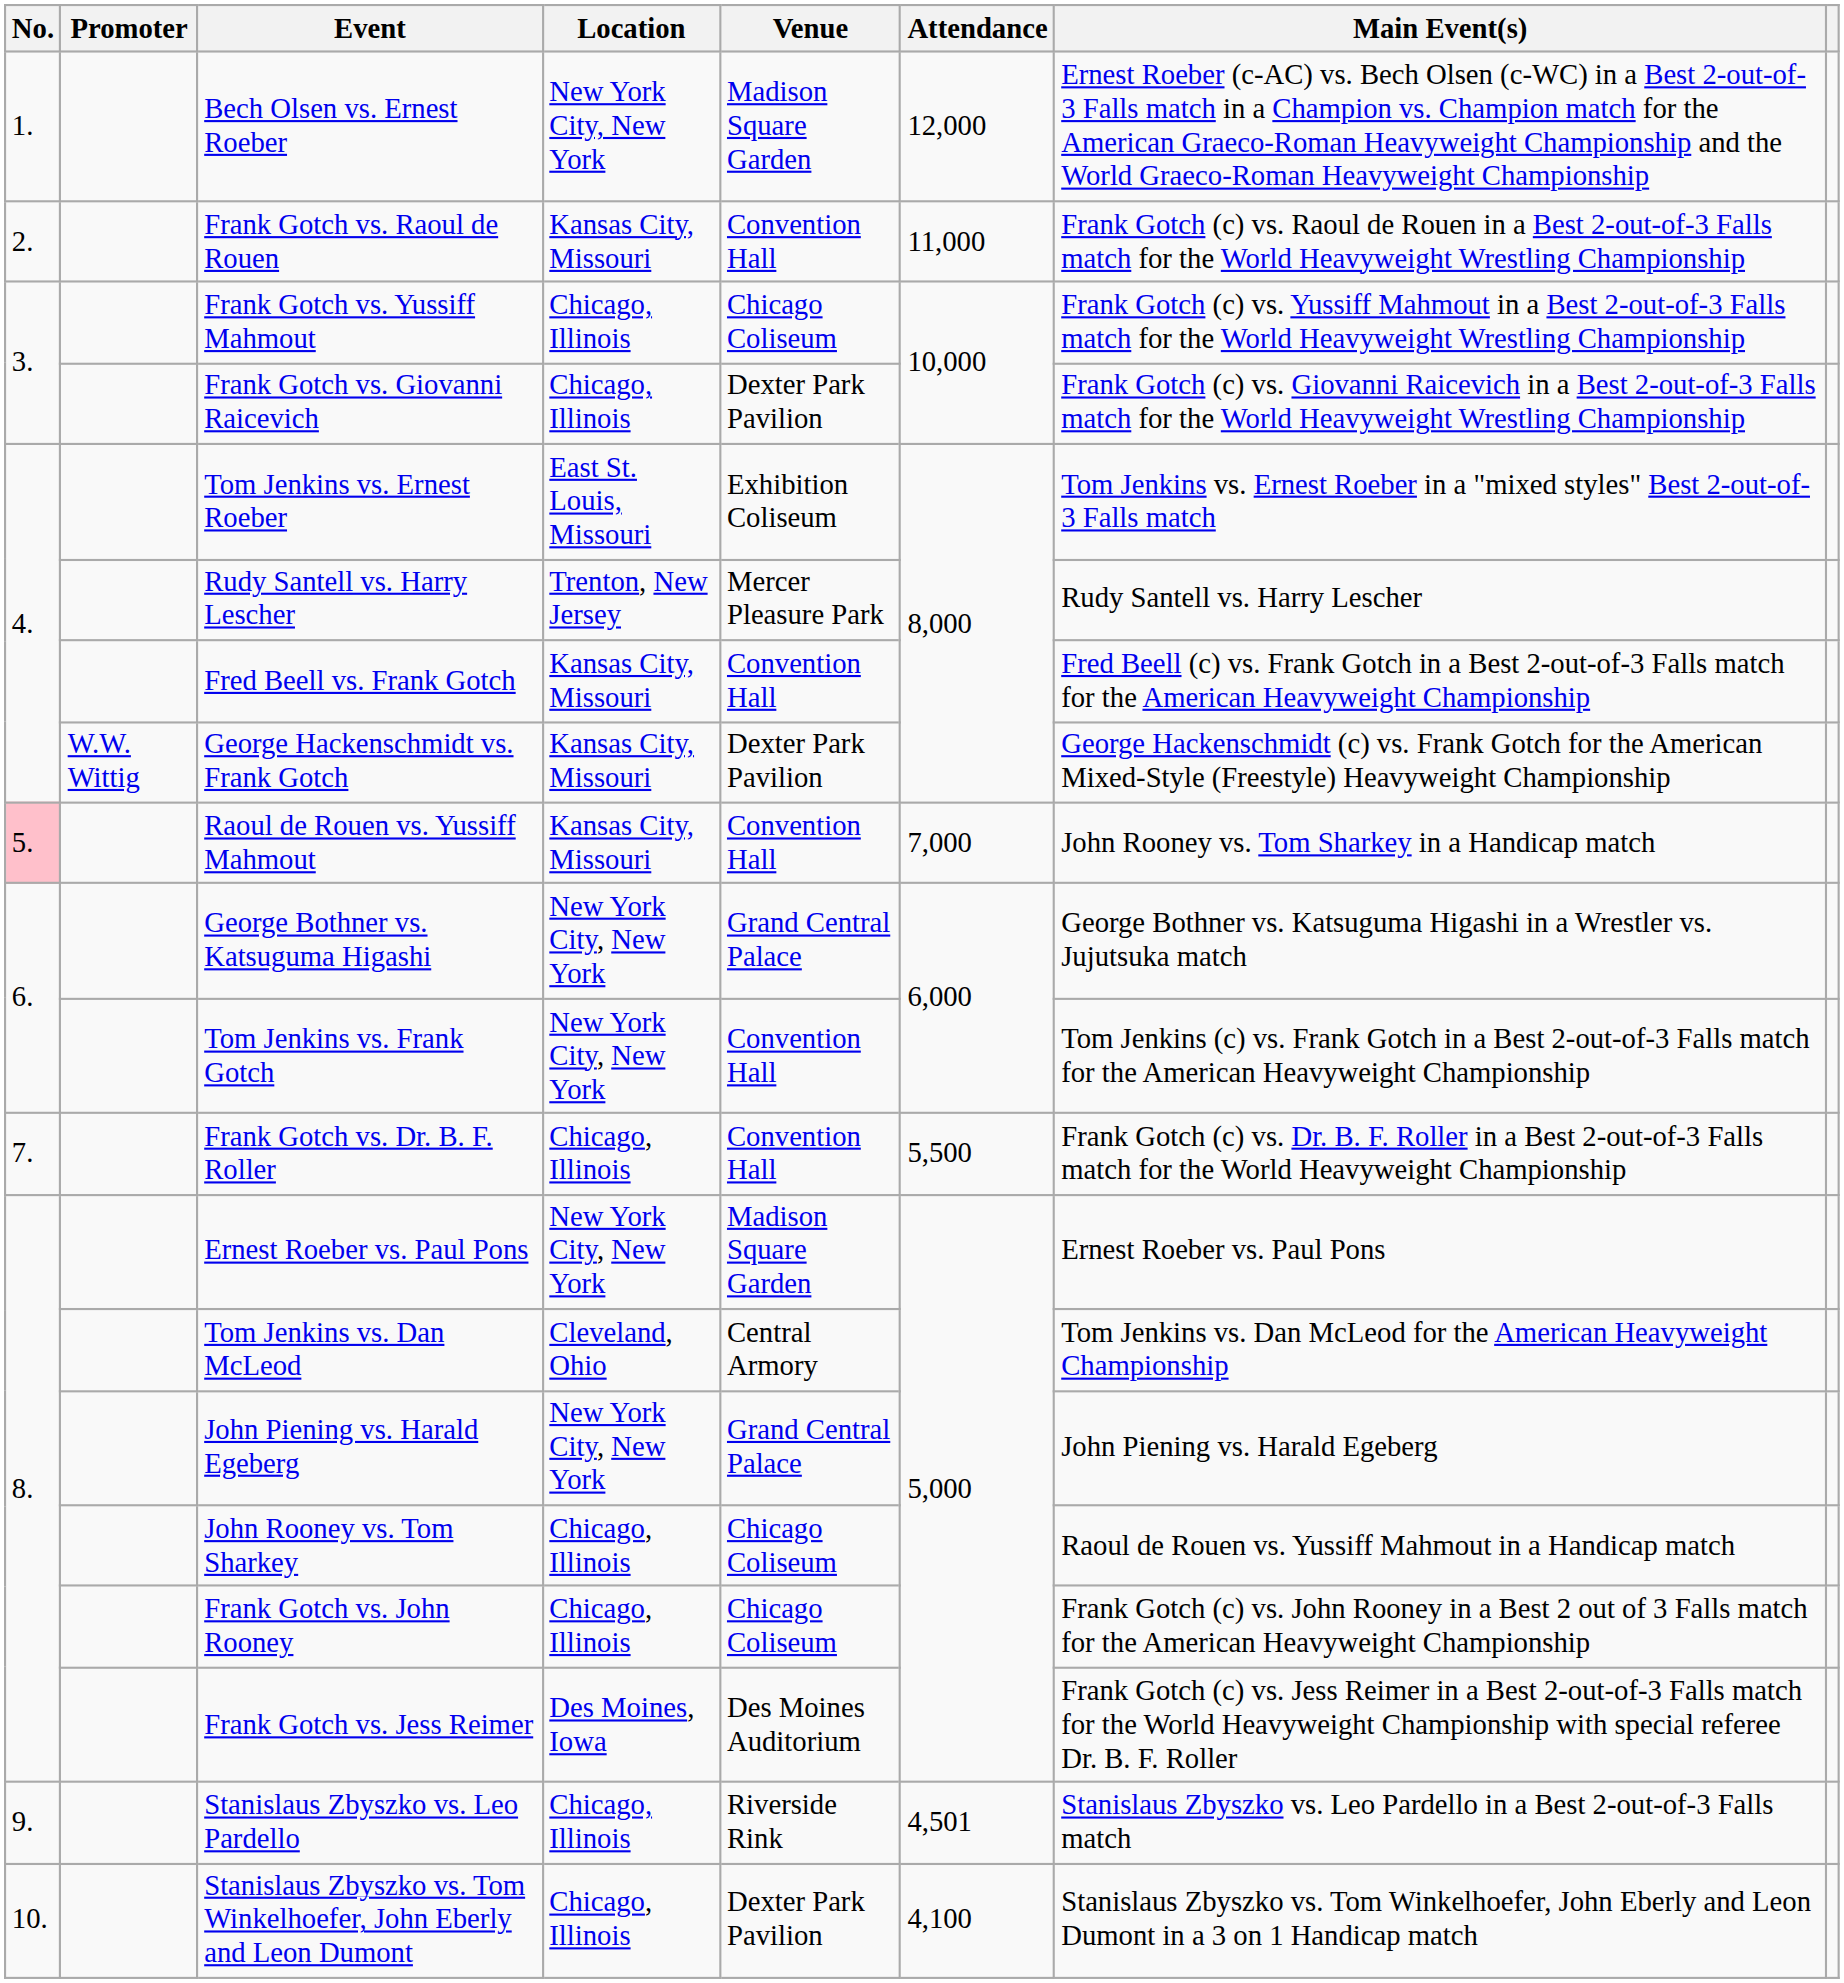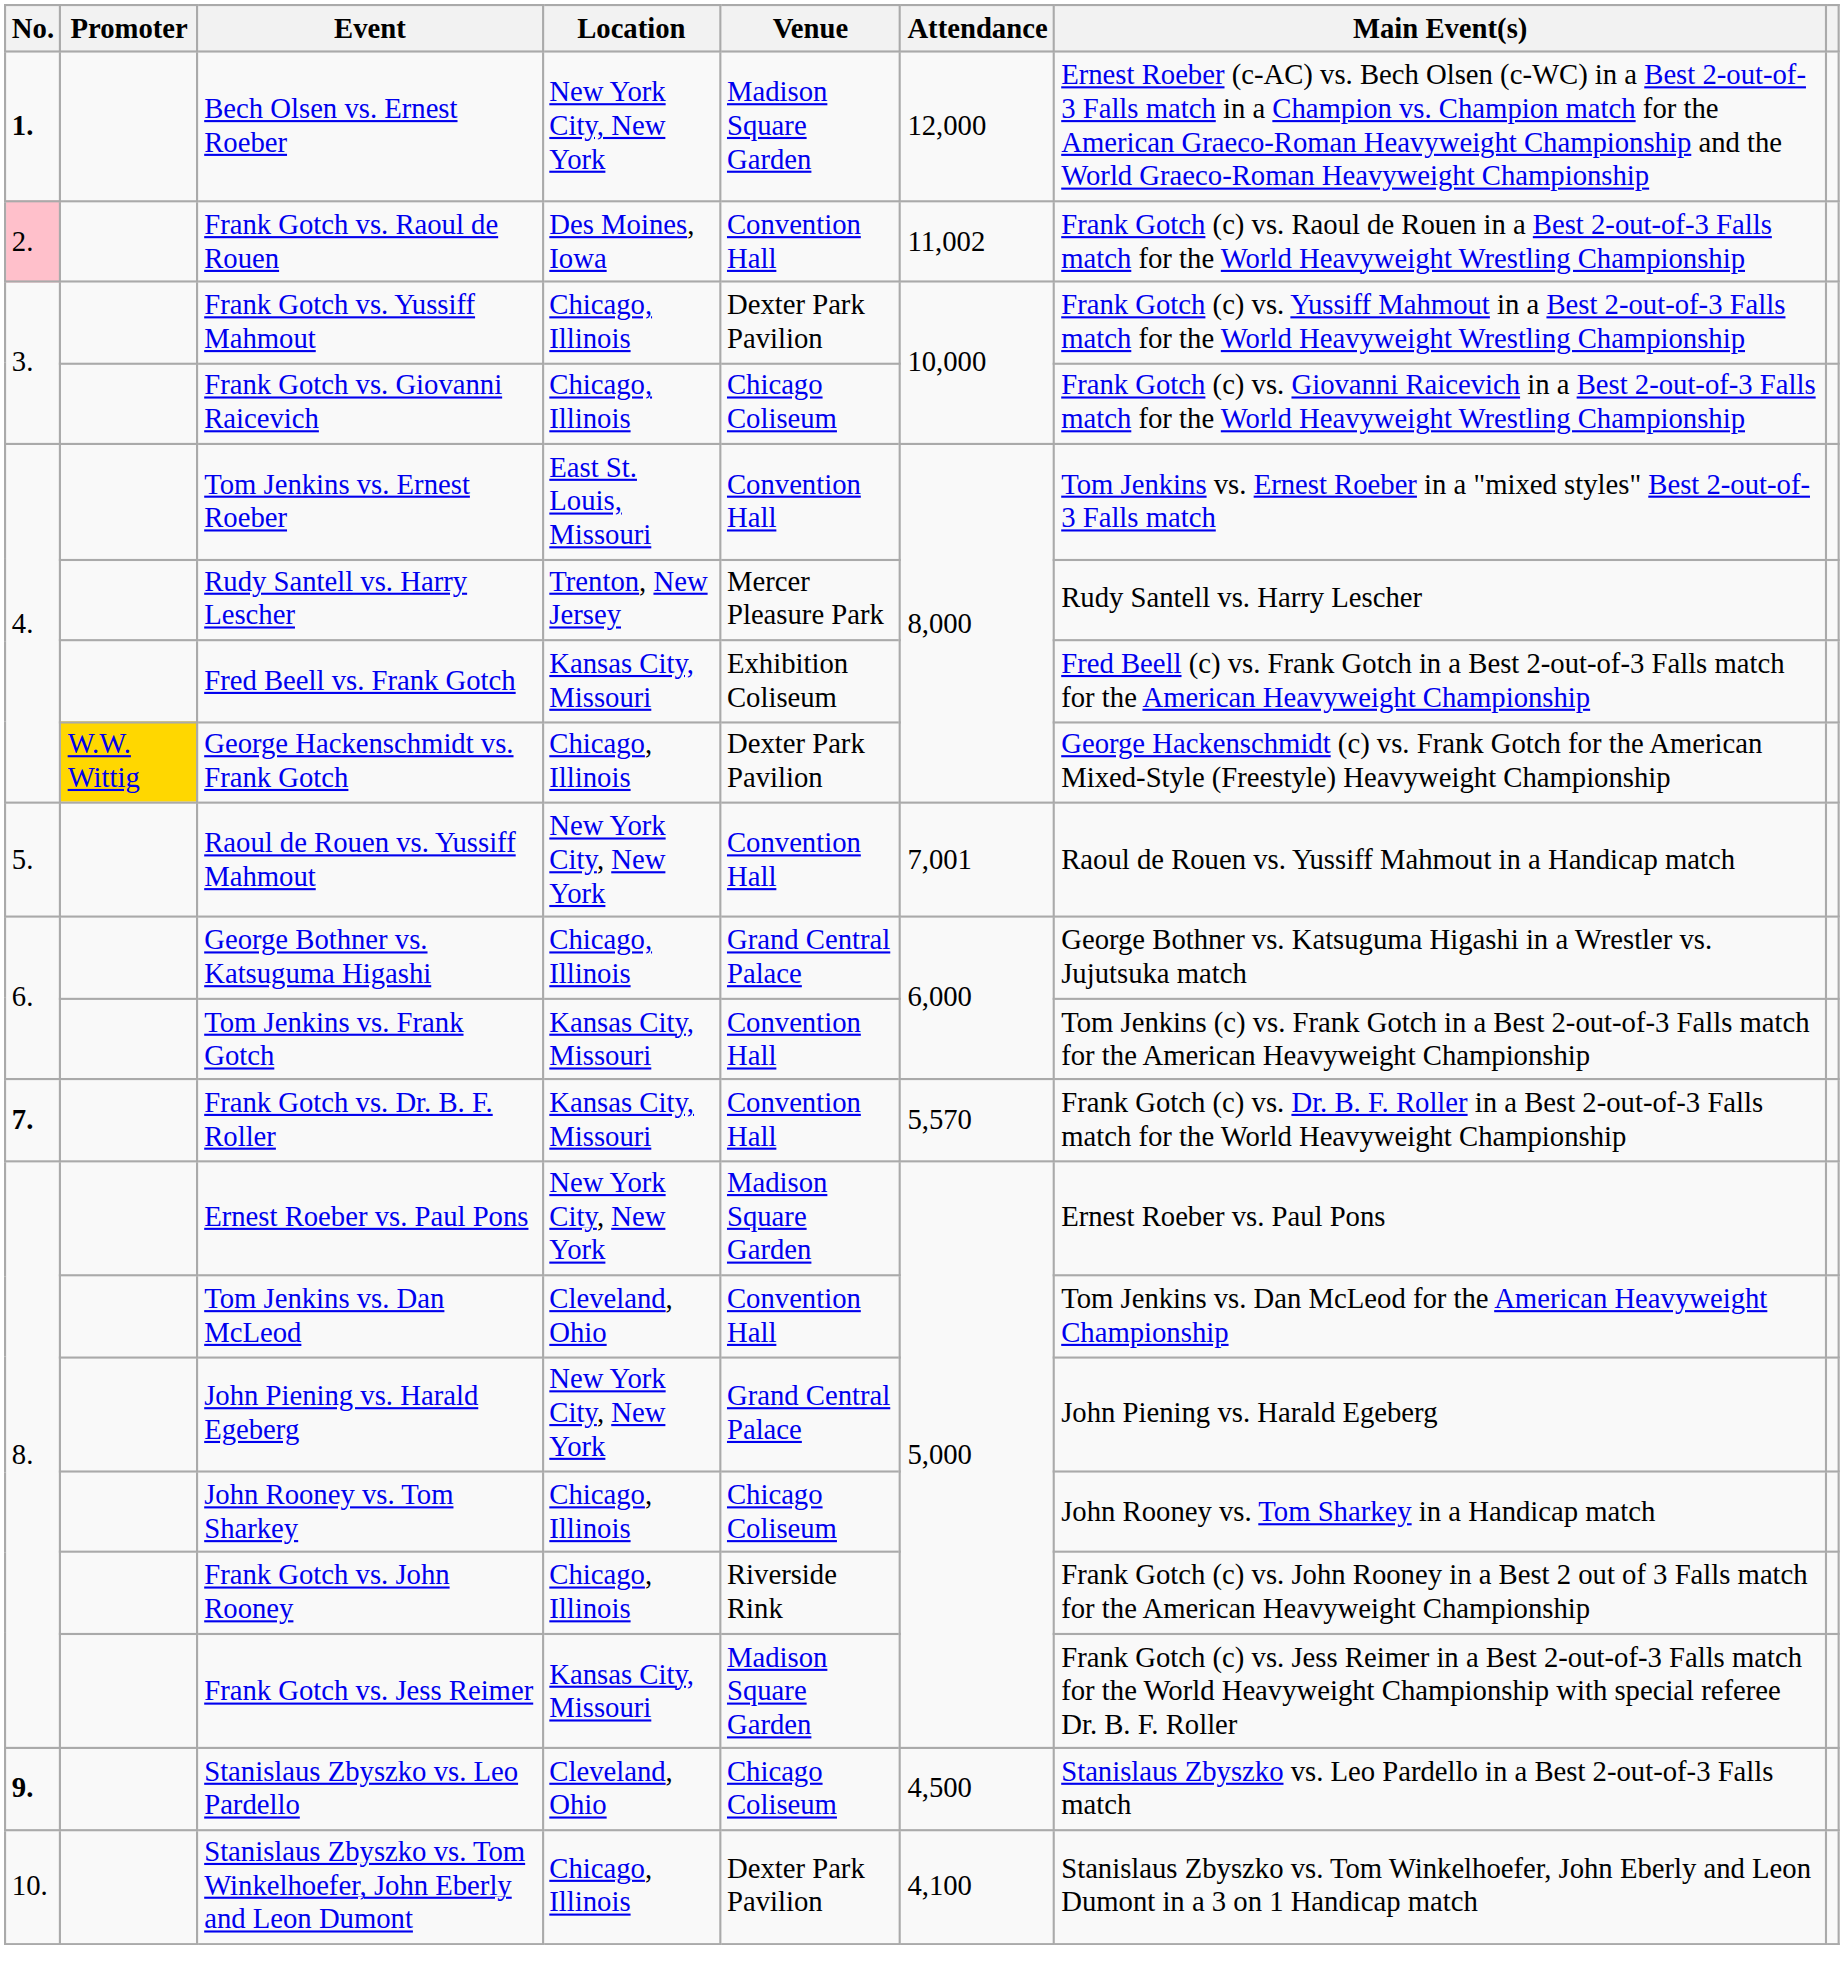(23, 125) normal -> (23, 125) bold
(23, 240) no background -> (23, 240) pink background
(622, 240) Kansas City, Missouri -> (622, 240) Des Moines, Iowa
(946, 240) 11,000 -> (946, 240) 11,002
(782, 321) Chicago Coliseum -> (796, 321) Dexter Park Pavilion
(796, 402) Dexter Park Pavilion -> (782, 402) Chicago Coliseum
(788, 500) Exhibition Coliseum -> (794, 500) Convention Hall
(794, 679) Convention Hall -> (788, 679) Exhibition Coliseum
(104, 760) no background -> (104, 760) gold background
(622, 760) Kansas City, Missouri -> (601, 760) Chicago, Illinois
(23, 842) pink background -> (23, 858) no background
(622, 842) Kansas City, Missouri -> (607, 858) New York City, New York
(940, 842) 7,000 -> (940, 858) 7,001
(1358, 842) John Rooney vs. Tom Sharkey in a Handicap match -> (1398, 858) Raoul de Rouen vs. Yussiff Mahmout in a Handicap match
(607, 940) New York City, New York -> (601, 956) Chicago, Illinois
(607, 1054) New York City, New York -> (622, 1038) Kansas City, Missouri
(23, 1152) normal -> (23, 1119) bold
(601, 1152) Chicago, Illinois -> (622, 1119) Kansas City, Missouri
(940, 1152) 5,500 -> (940, 1119) 5,570
(772, 1348) Central Armory -> (794, 1315) Convention Hall
(1398, 1544) Raoul de Rouen vs. Yussiff Mahmout in a Handicap match -> (1358, 1511) John Rooney vs. Tom Sharkey in a Handicap match
(782, 1625) Chicago Coliseum -> (782, 1592) Riverside Rink
(622, 1723) Des Moines, Iowa -> (622, 1690) Kansas City, Missouri
(796, 1723) Des Moines Auditorium -> (777, 1690) Madison Square Garden
(23, 1821) normal -> (23, 1788) bold
(601, 1821) Chicago, Illinois -> (611, 1788) Cleveland, Ohio
(782, 1821) Riverside Rink -> (782, 1788) Chicago Coliseum
(940, 1821) 4,501 -> (940, 1788) 4,500
